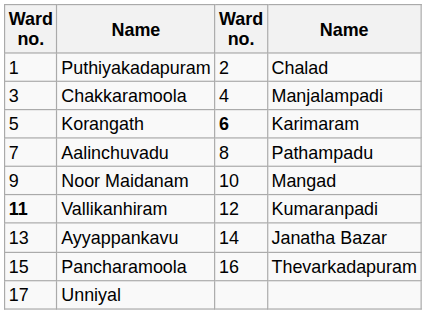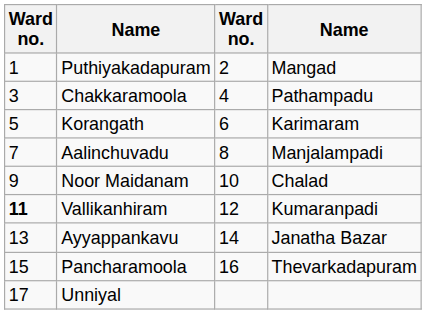(300, 67) Chalad -> (304, 67) Mangad
(327, 96) Manjalampadi -> (322, 96) Pathampadu
(224, 124) bold -> (224, 124) normal
(322, 153) Pathampadu -> (327, 153) Manjalampadi
(304, 181) Mangad -> (300, 181) Chalad
